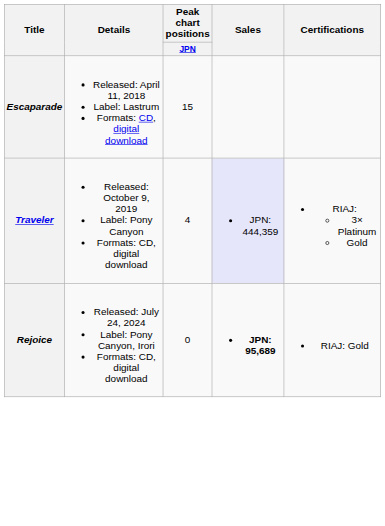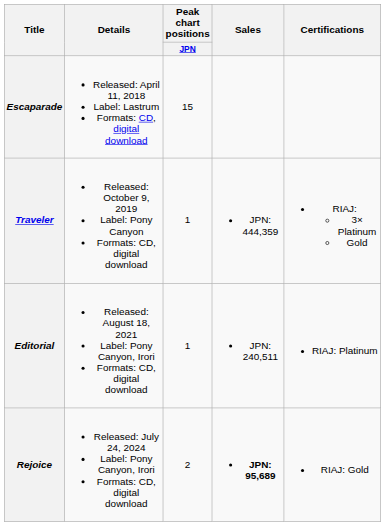(188, 220) 4 -> (188, 220) 1
(248, 226) lavender background -> (248, 226) no background
+ row: (34, 345)
(188, 340) 0 -> (188, 464) 2
